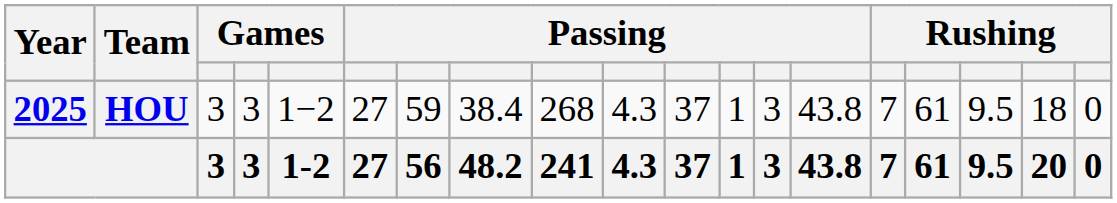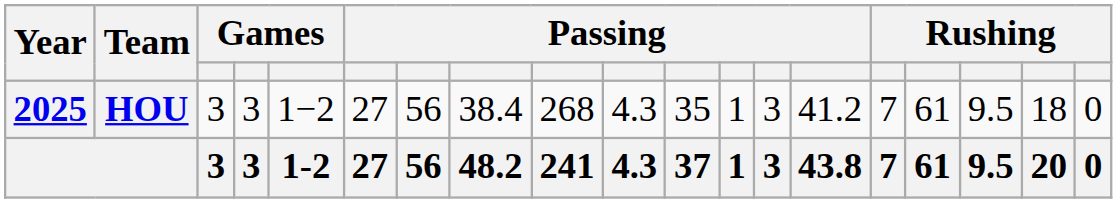(423, 108) 59 -> (423, 108) 56
(692, 108) 37 -> (692, 108) 35
(830, 108) 43.8 -> (830, 108) 41.2
